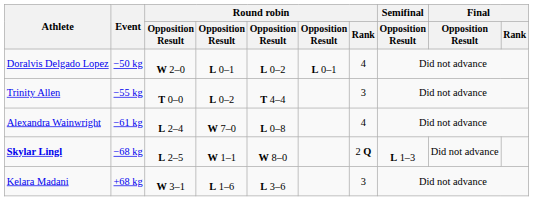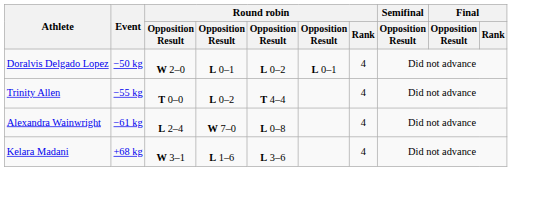(363, 93) 3 -> (363, 93) 4
- row: (34, 152)
(363, 181) 3 -> (363, 152) 4
